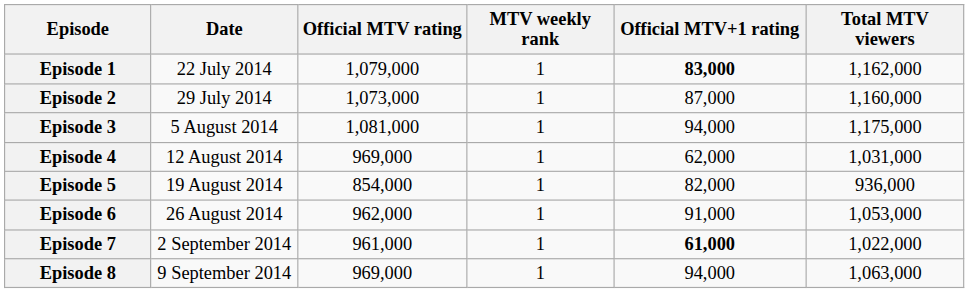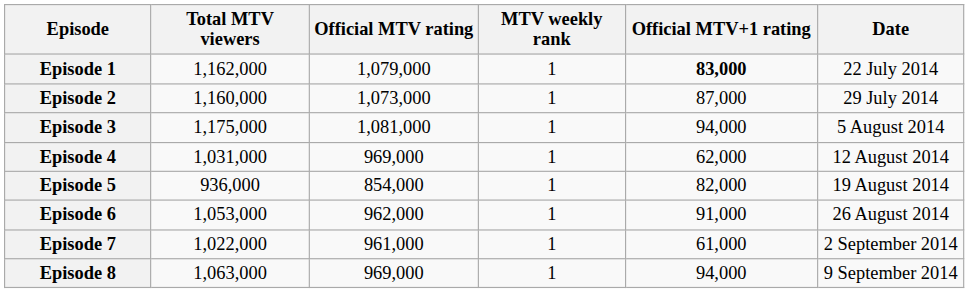columns swapped: (224, 29) <-> (885, 29)
(710, 244) bold -> (721, 244) normal
